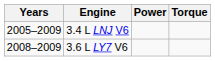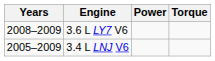rows swapped: (98, 30) <-> (97, 47)
